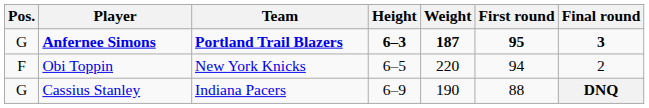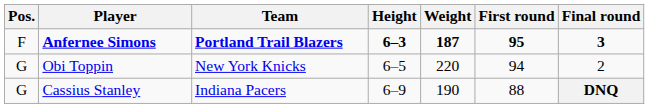(22, 41) G -> (22, 41) F
(22, 66) F -> (22, 66) G
